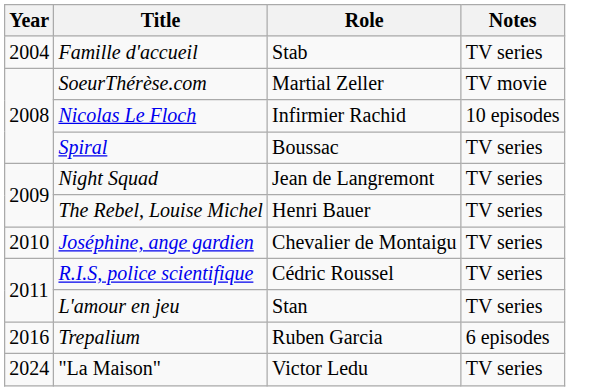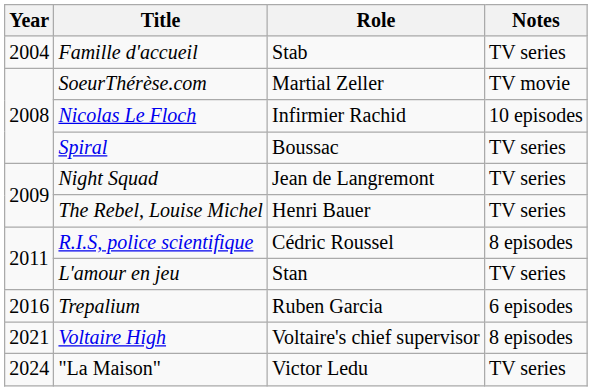- row: (156, 242)
(504, 274) TV series -> (531, 242) 8 episodes
+ row: (112, 337)
